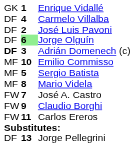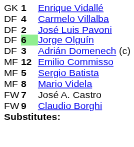(10, 51) bold -> (10, 51) normal
(26, 62) 10 -> (26, 62) 12
- row: (68, 116)
- row: (72, 138)
